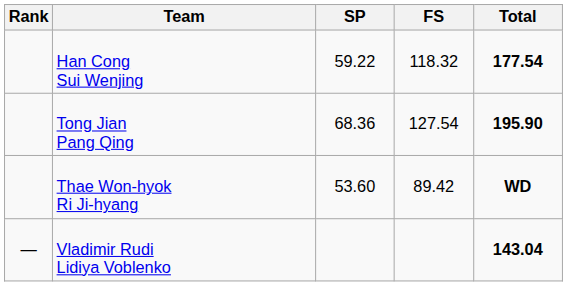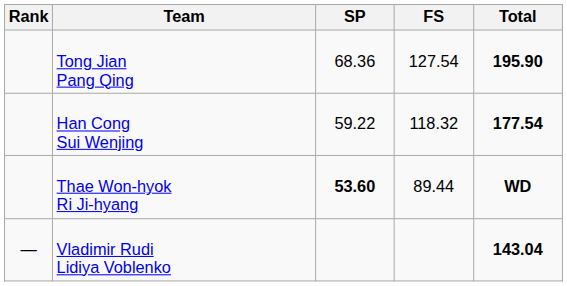rows swapped: (95, 133) <-> (100, 70)
(355, 186) normal -> (355, 186) bold
(434, 186) 89.42 -> (434, 186) 89.44
